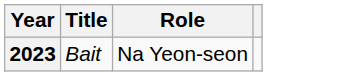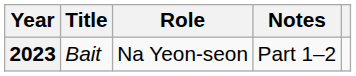+ column: (297, 20)
